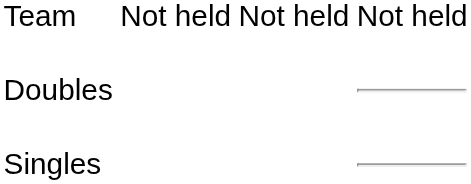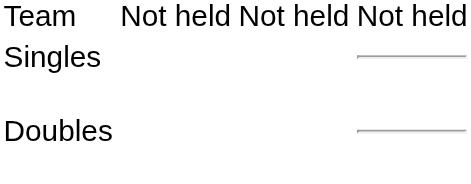rows swapped: (52, 164) <-> (58, 90)
